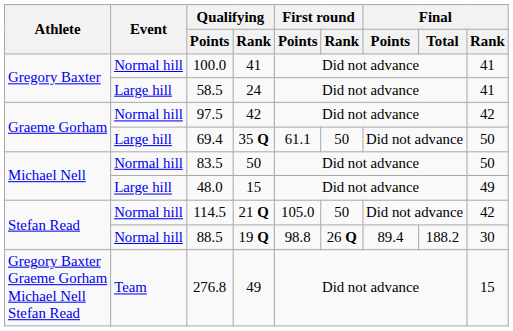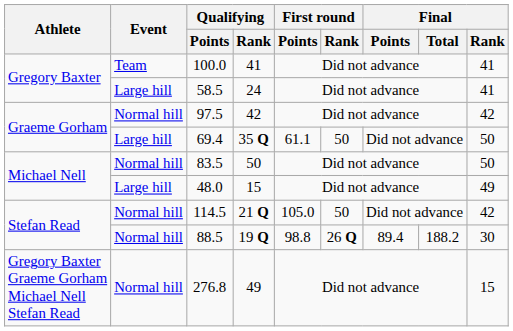(149, 66) Normal hill -> (130, 66) Team
(130, 288) Team -> (149, 288) Normal hill
